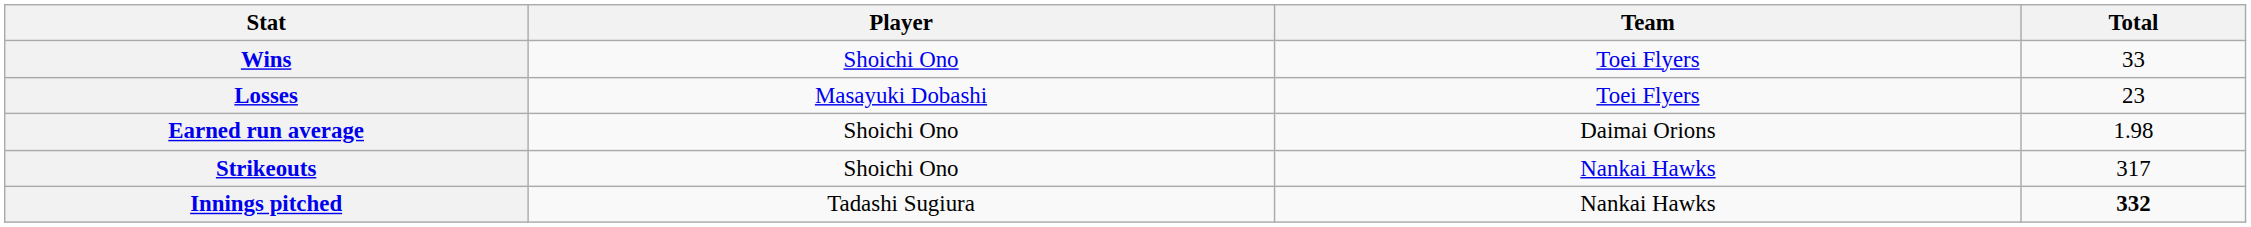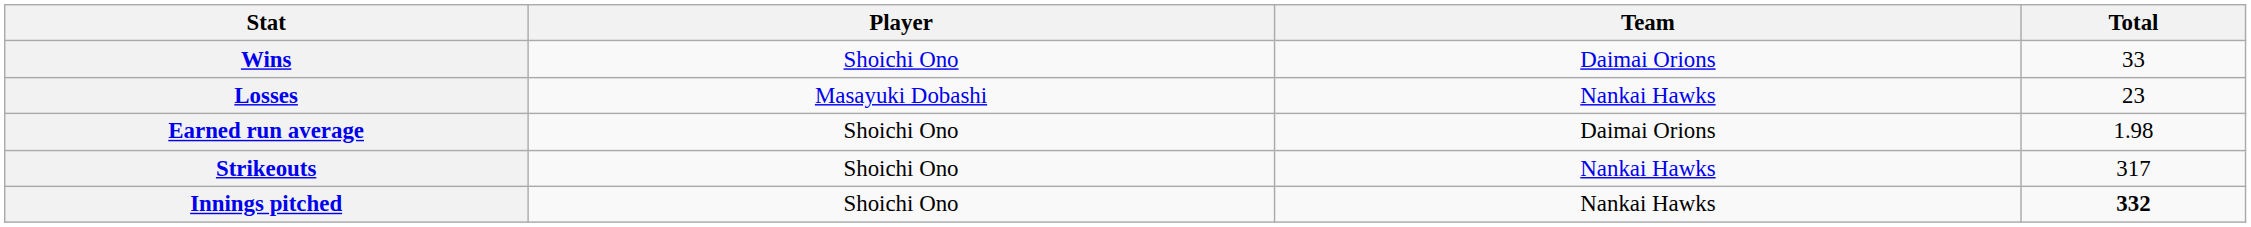(1648, 58) Toei Flyers -> (1648, 58) Daimai Orions
(1648, 95) Toei Flyers -> (1648, 95) Nankai Hawks
(901, 204) Tadashi Sugiura -> (901, 204) Shoichi Ono
